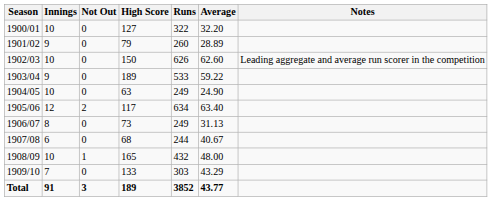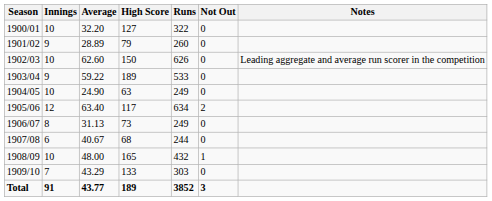columns swapped: (99, 12) <-> (218, 12)
